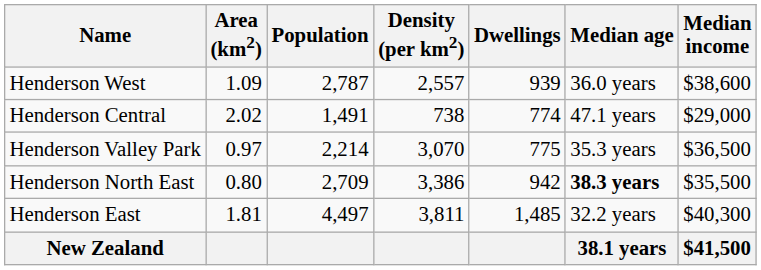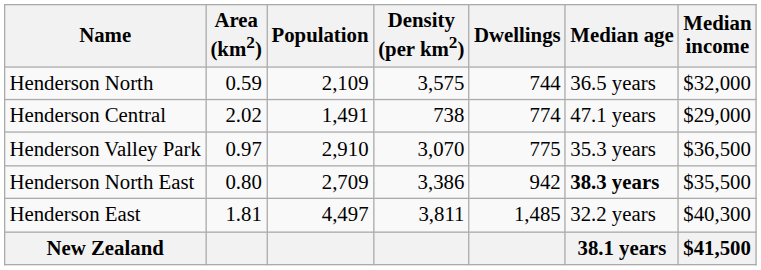+ row: (81, 83)
- row: (77, 83)
(345, 148) 2,214 -> (345, 148) 2,910
